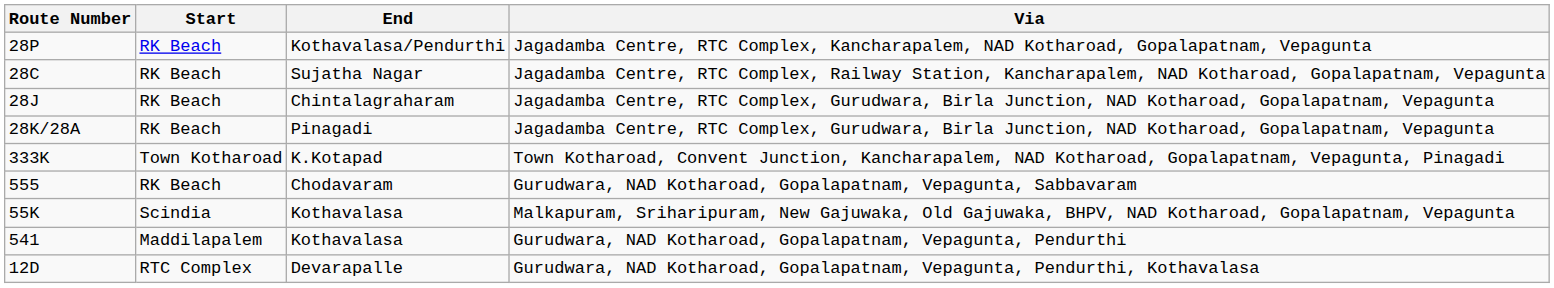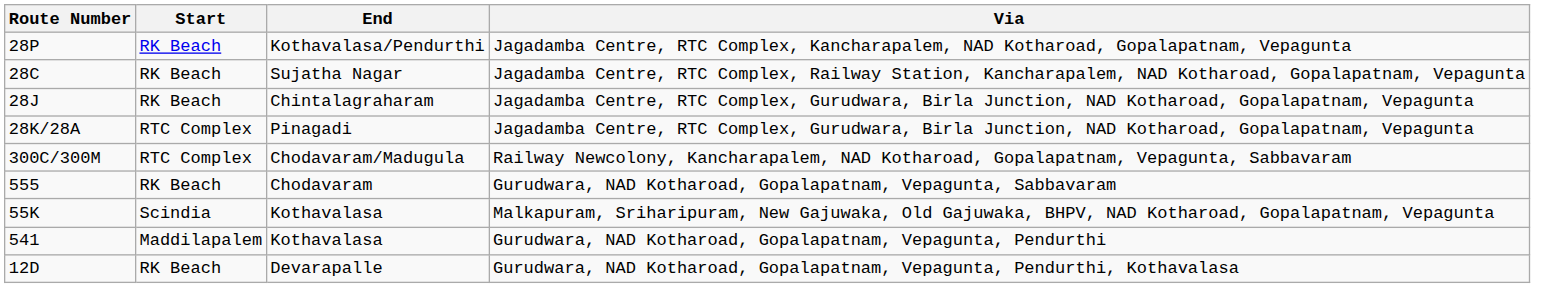(180, 130) RK Beach -> (196, 130) RTC Complex
- row: (337, 157)
+ row: (367, 157)
(196, 268) RTC Complex -> (180, 268) RK Beach
